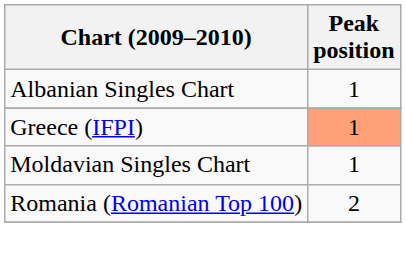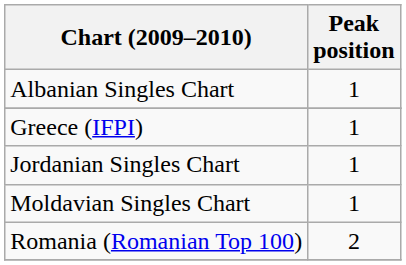(354, 126) lightsalmon background -> (354, 126) no background
+ row: (125, 164)
